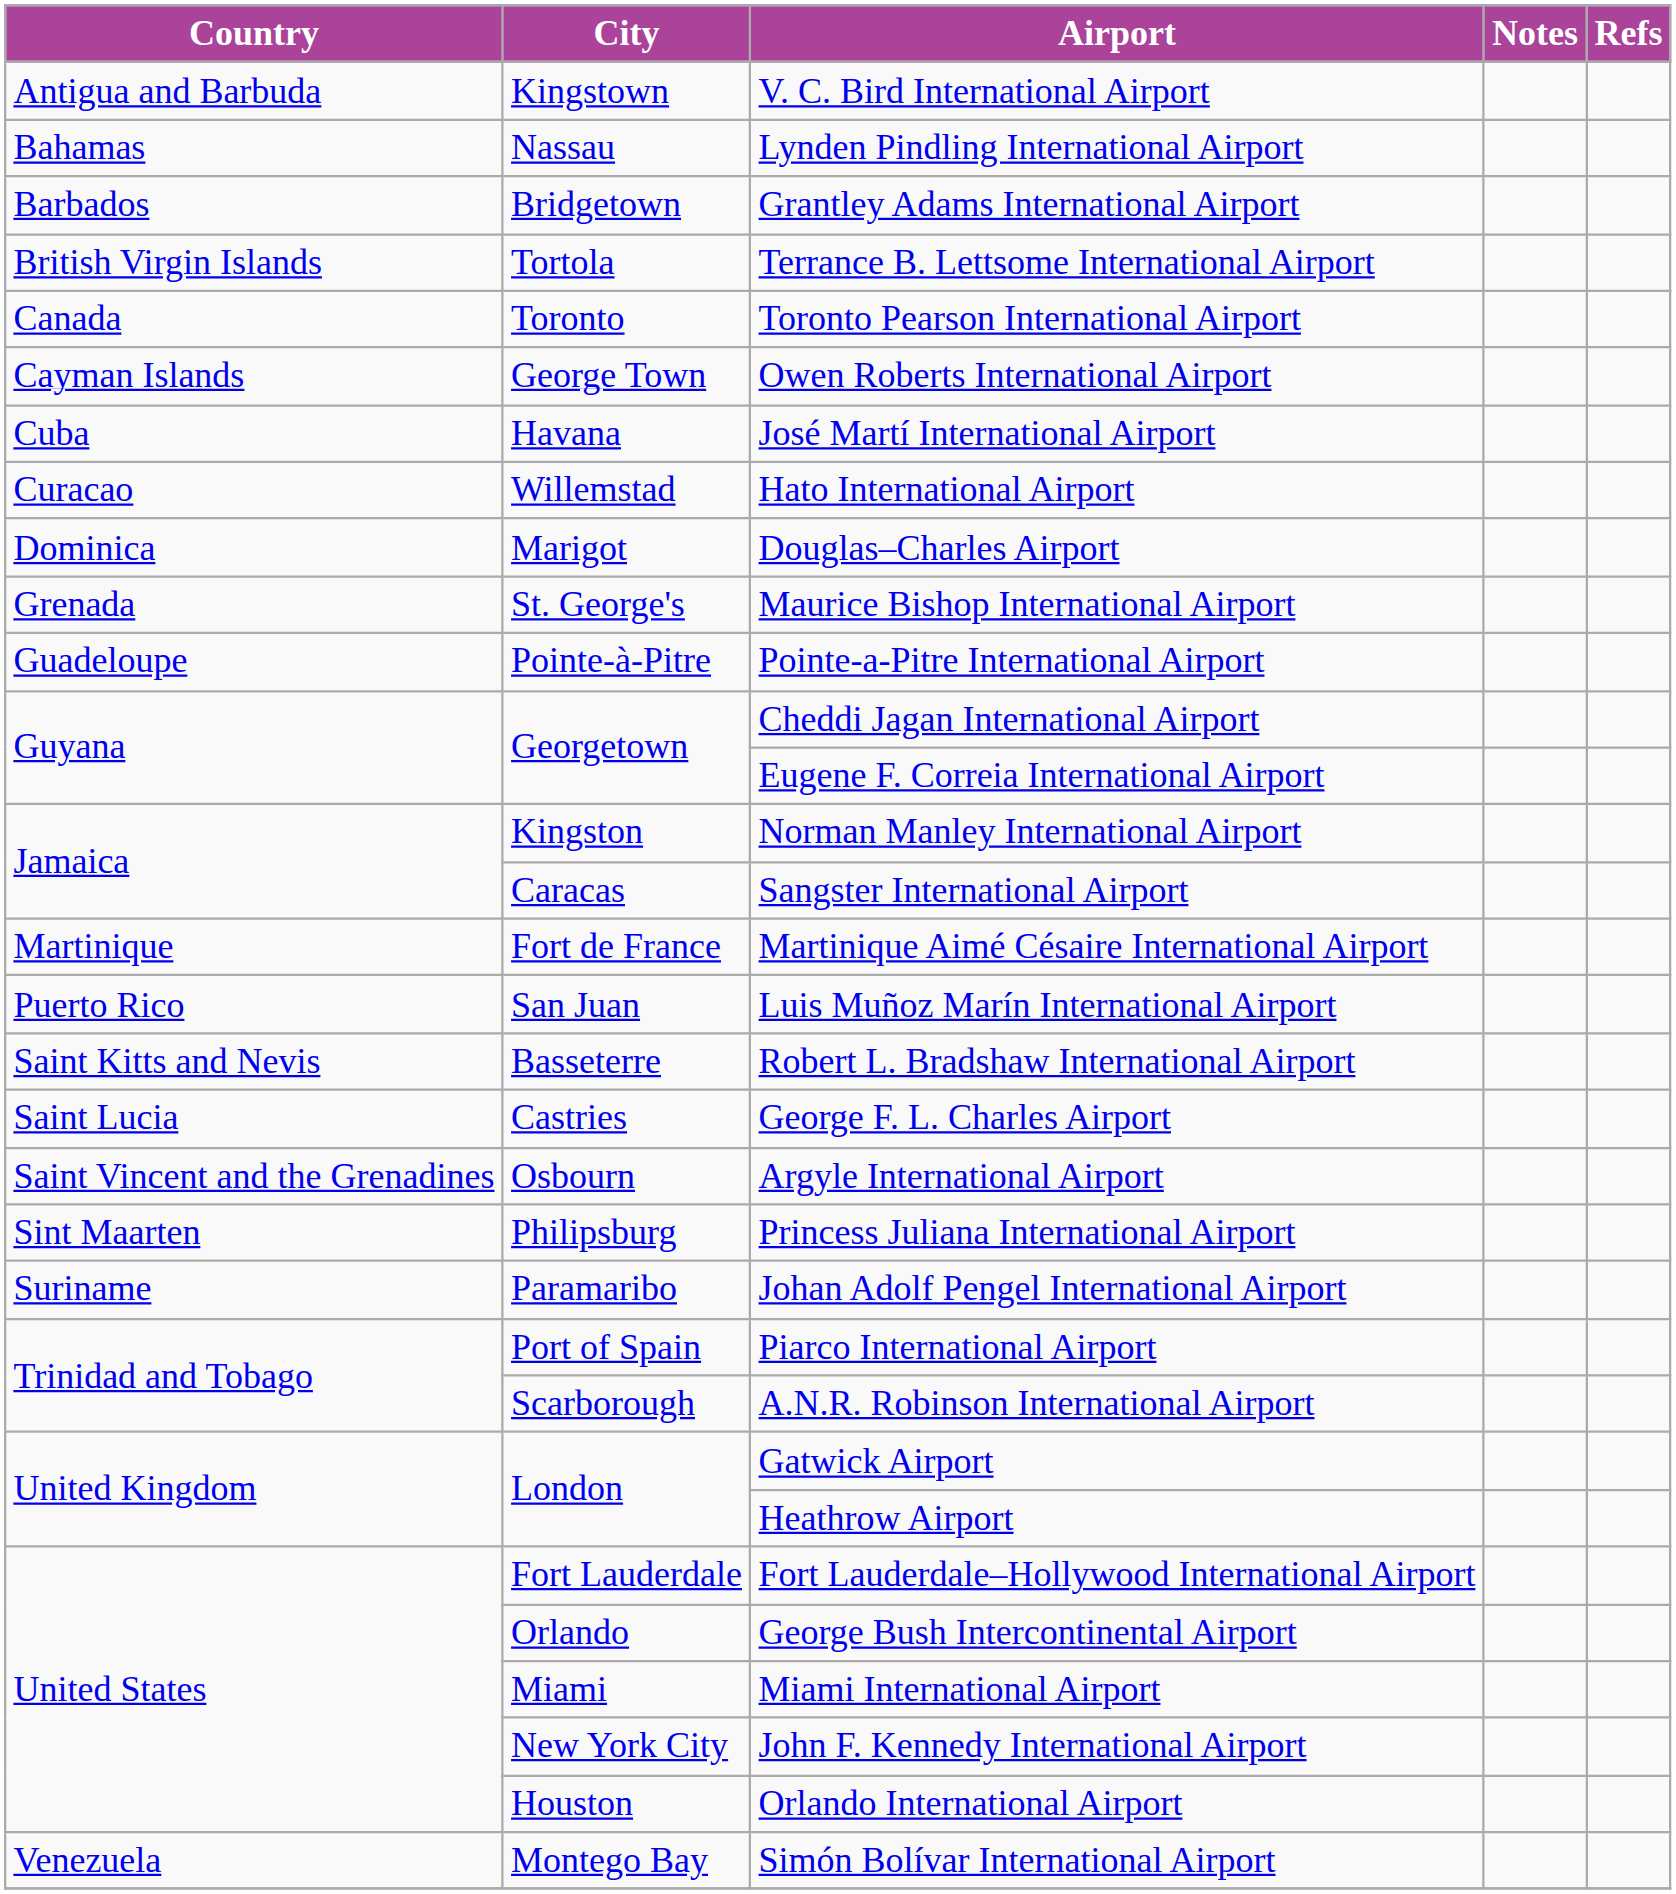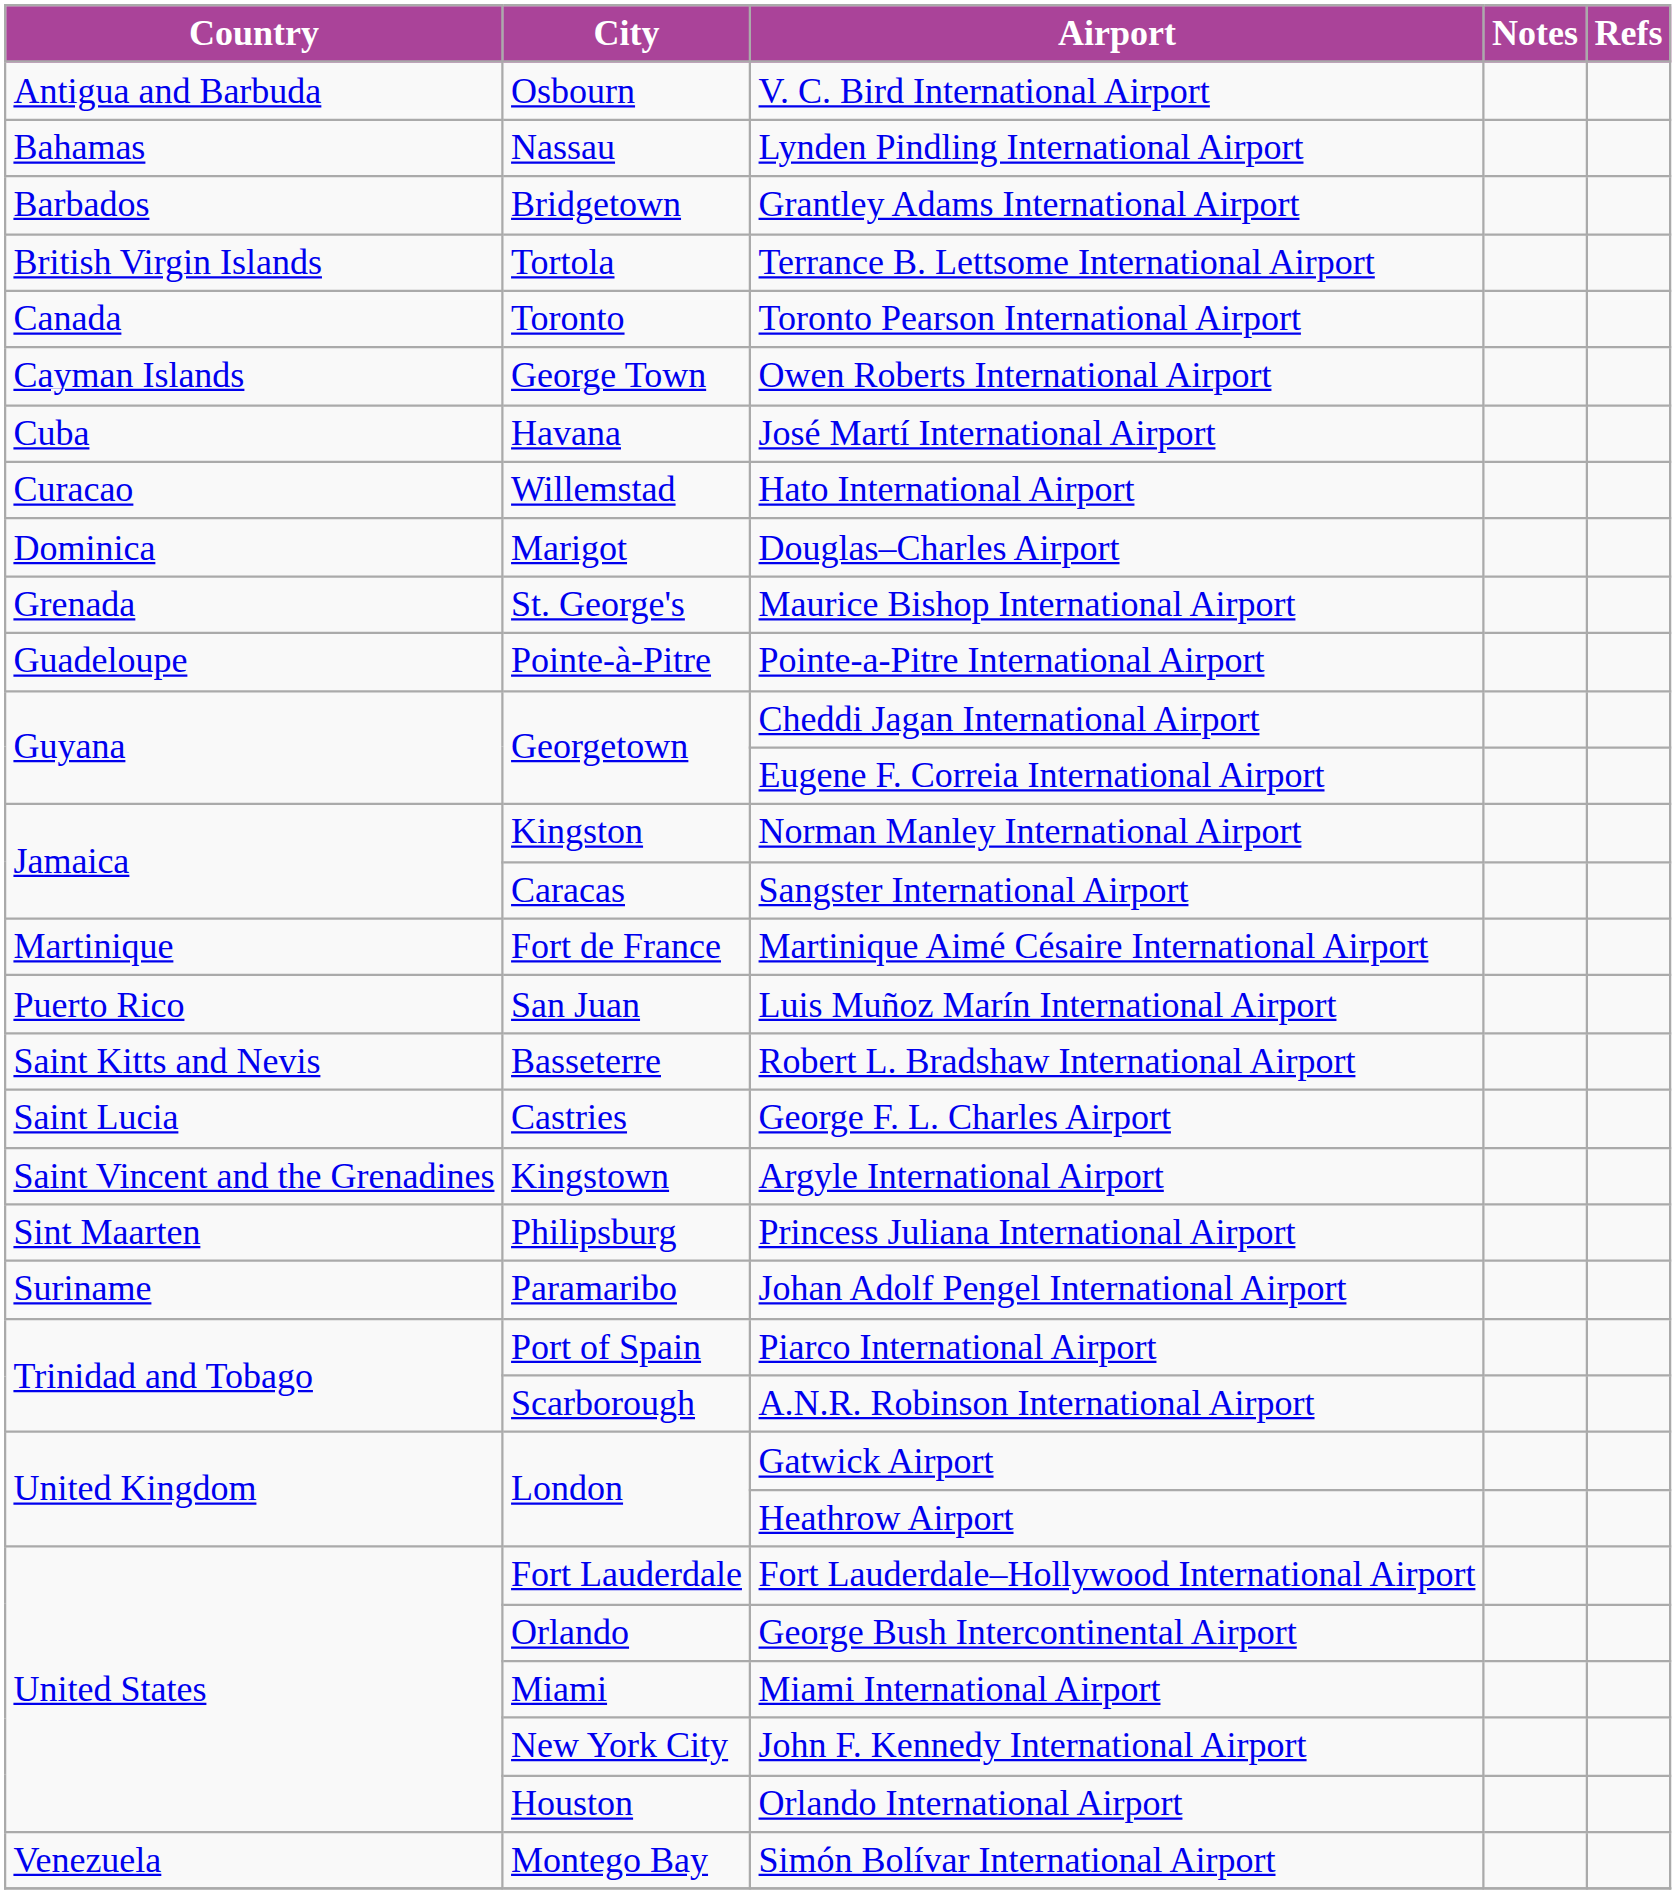(590, 90) Kingstown -> (573, 90) Osbourn
(573, 1174) Osbourn -> (590, 1174) Kingstown
